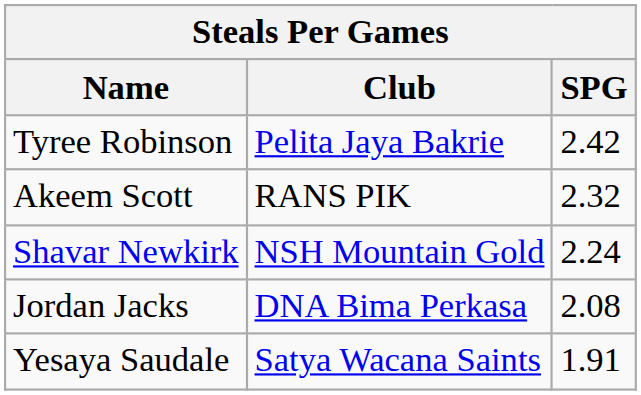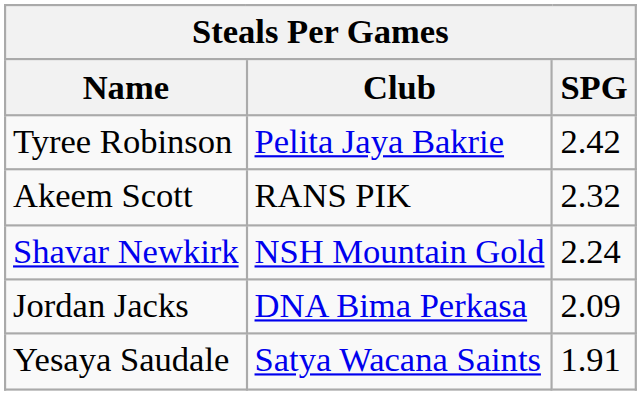(591, 305) 2.08 -> (591, 305) 2.09
